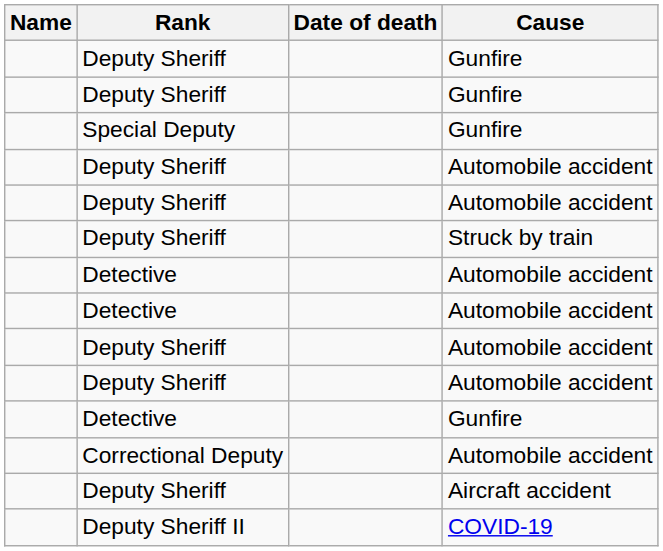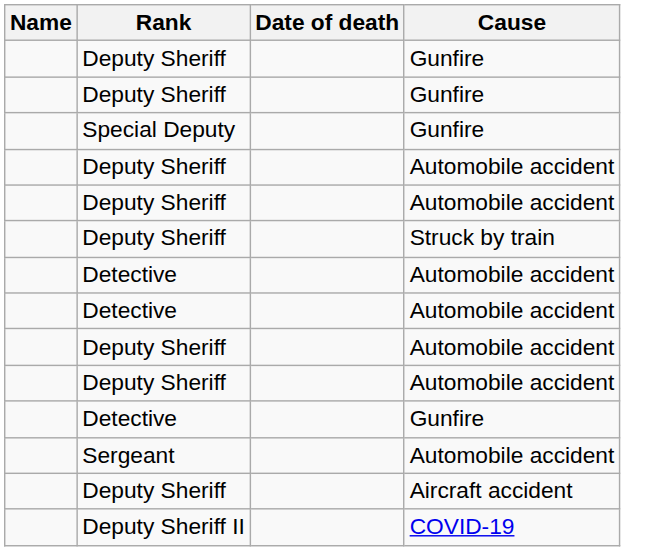+ row: (128, 454)
- row: (183, 454)
